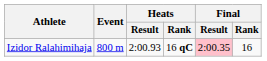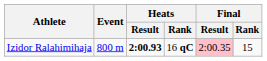(145, 47) normal -> (145, 47) bold
(247, 47) 16 -> (247, 47) 15
